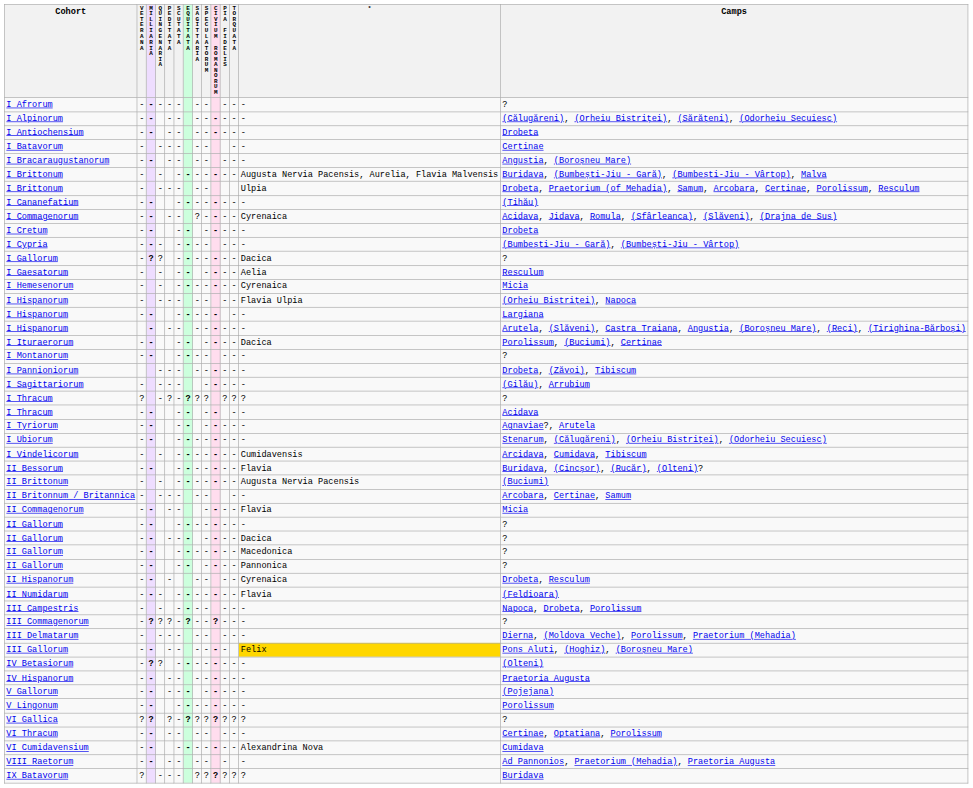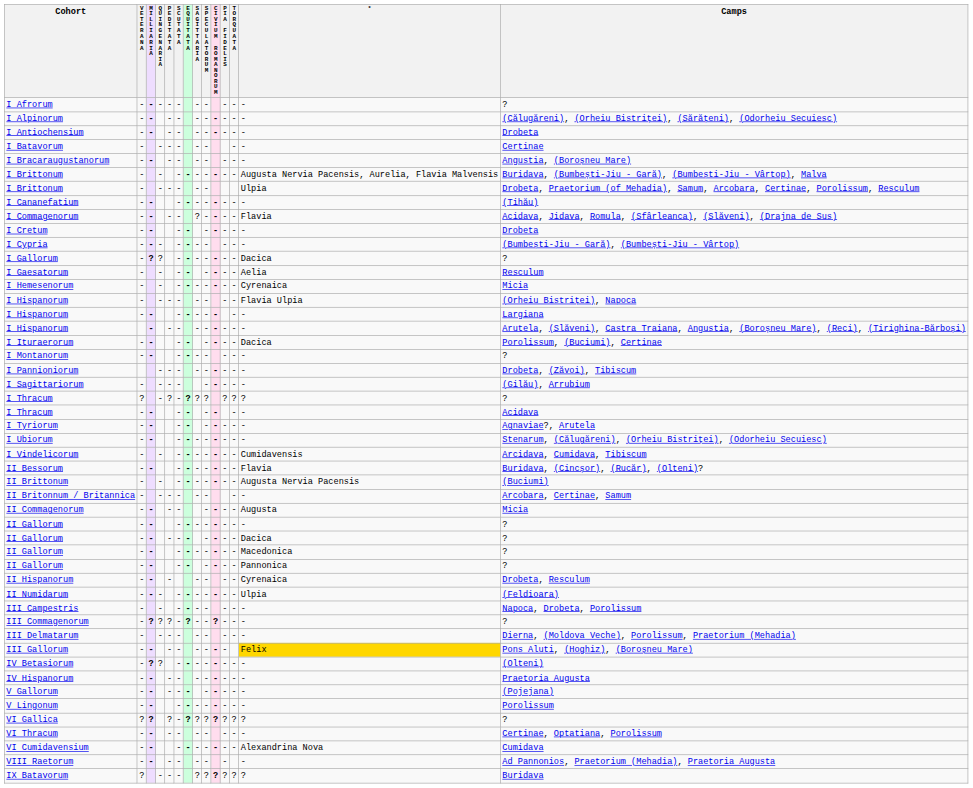(264, 216) Cyrenaica -> (256, 216) Flavia
(256, 510) Flavia -> (259, 510) Augusta
(256, 594) Flavia -> (254, 594) Ulpia
